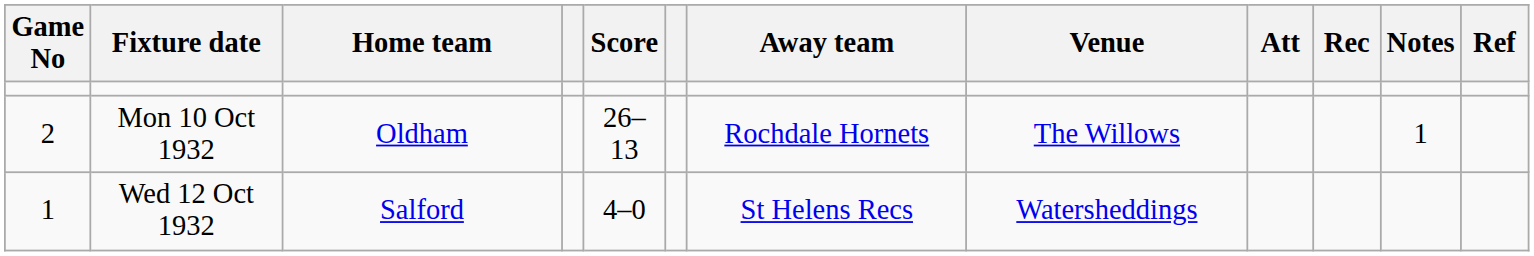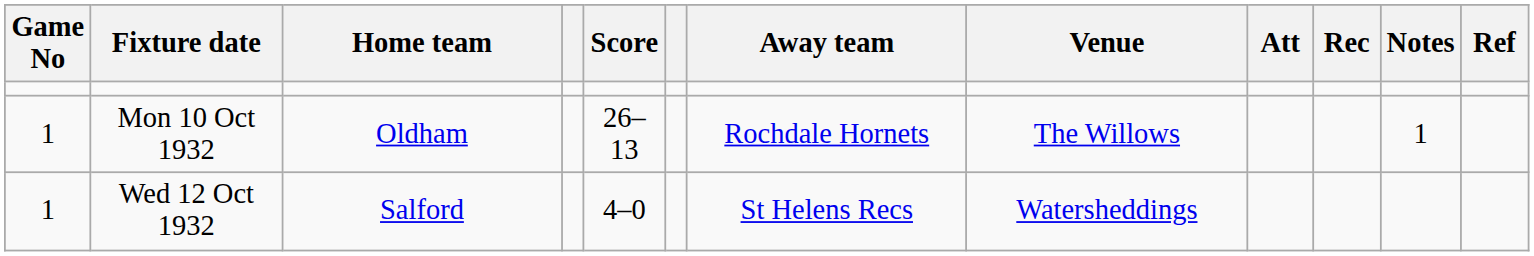(48, 133) 2 -> (48, 133) 1
